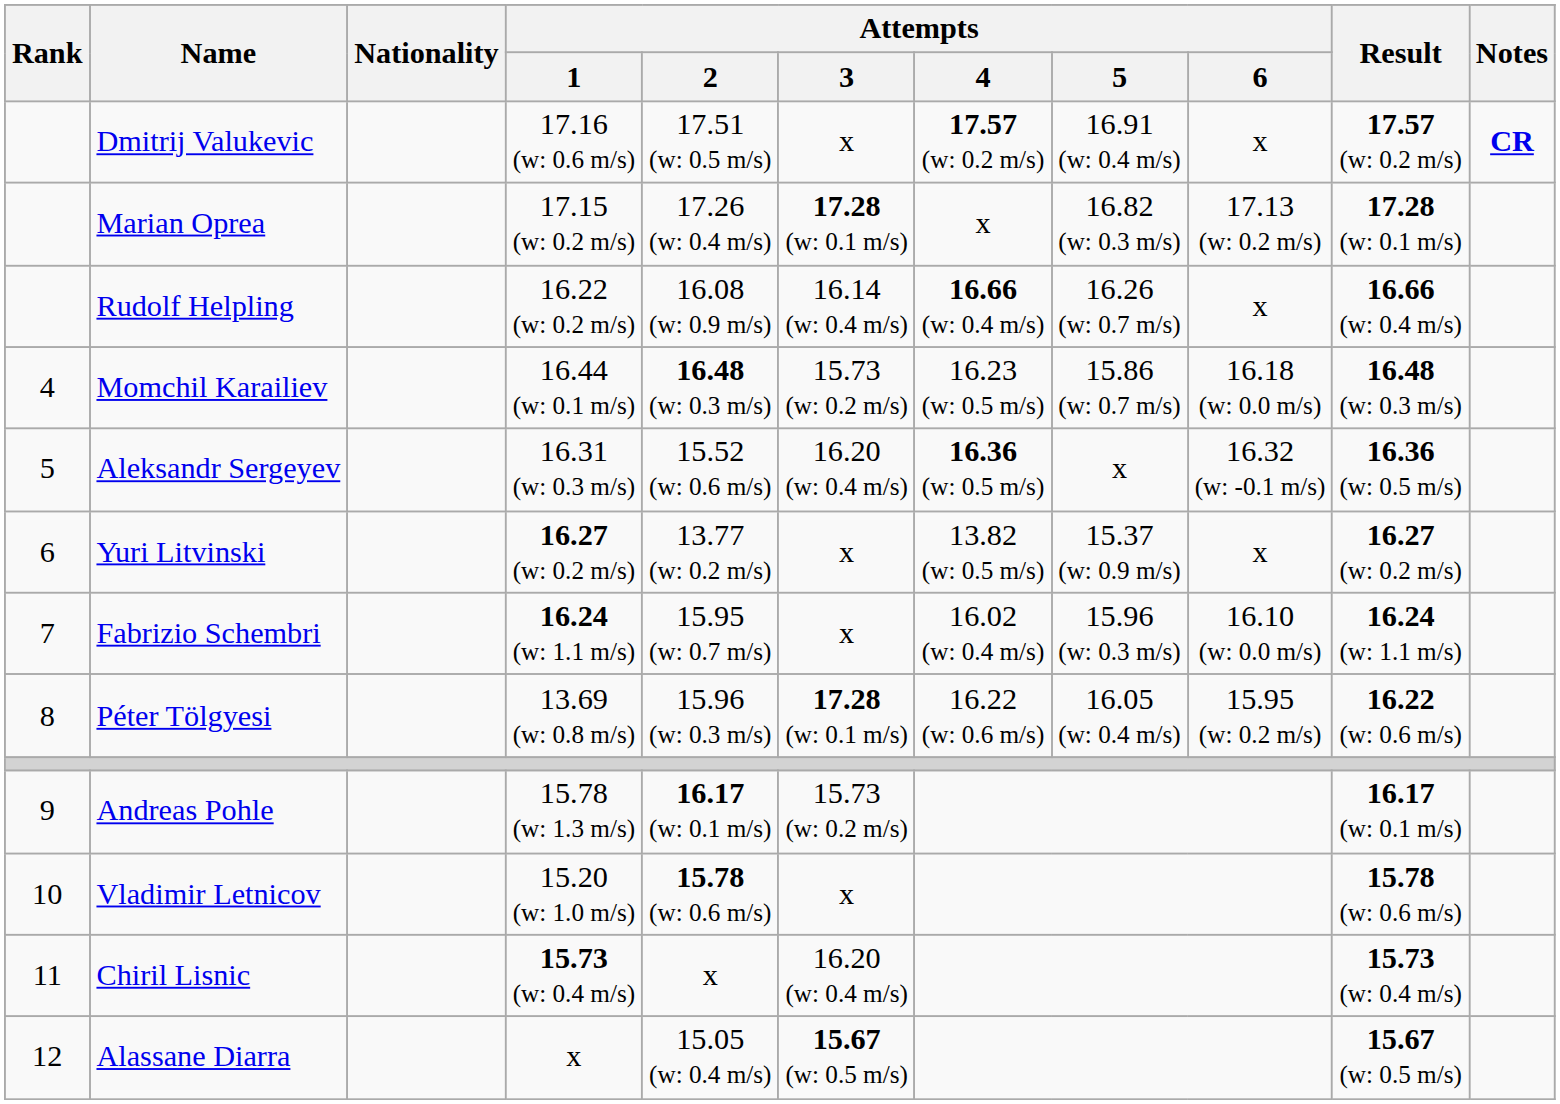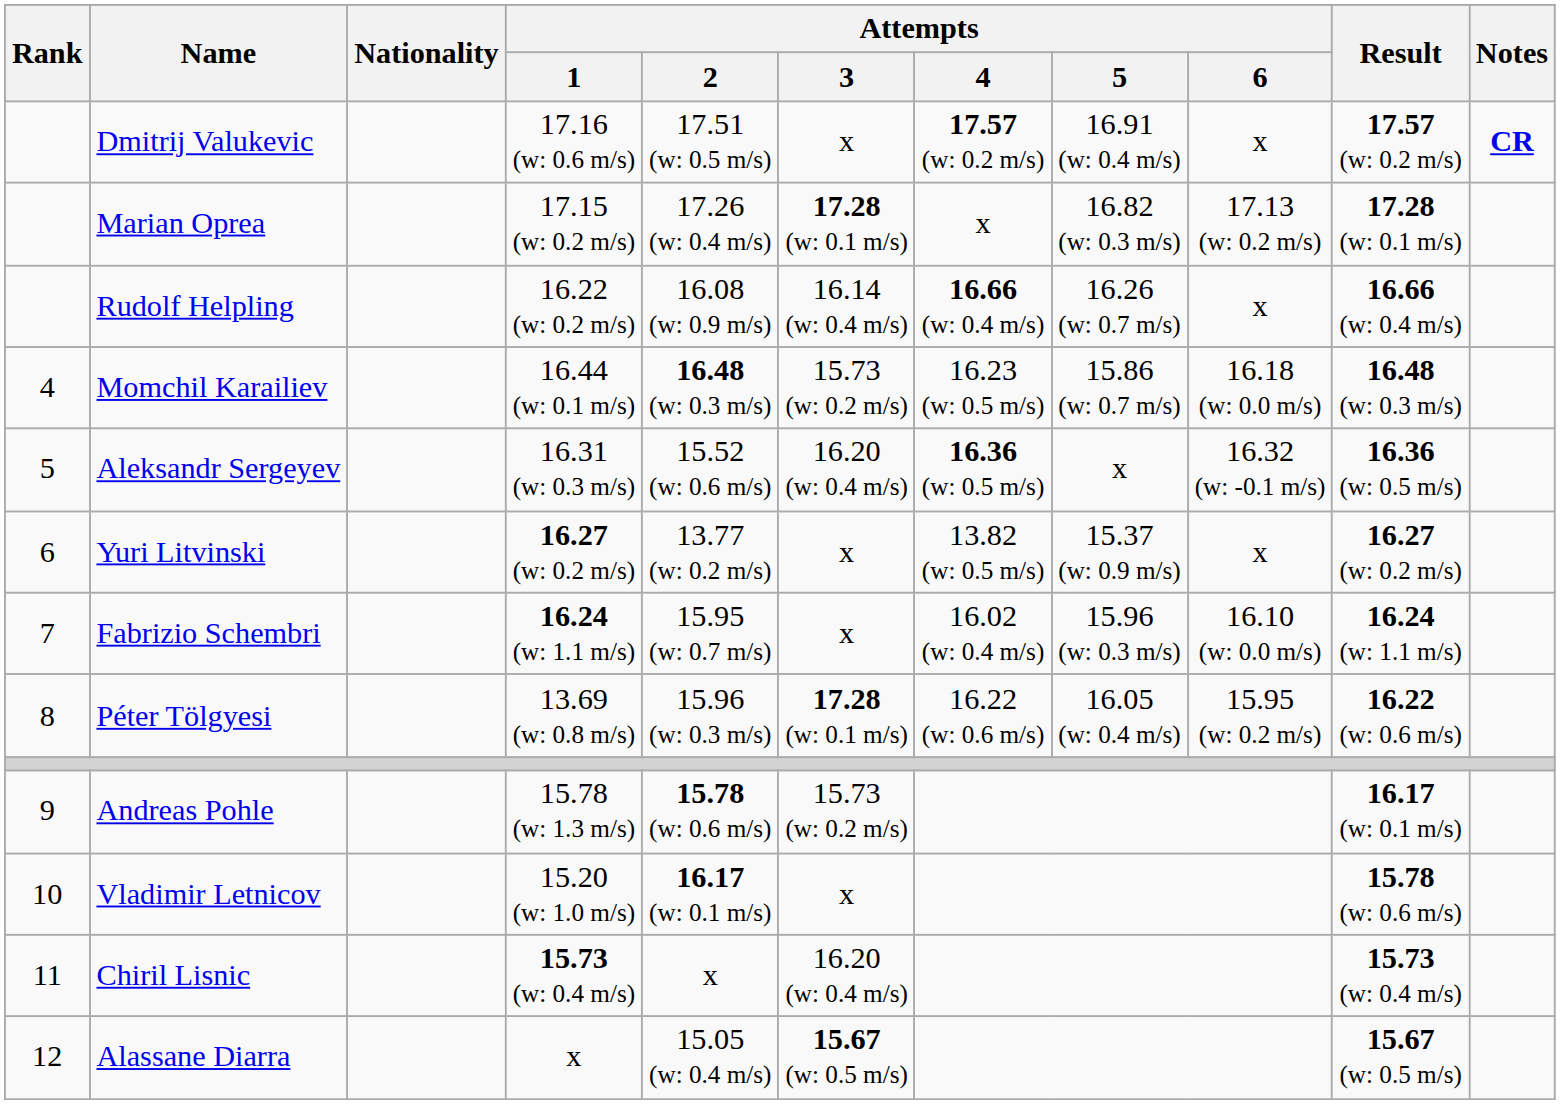(710, 811) 16.17 (w: 0.1 m/s) -> (710, 811) 15.78 (w: 0.6 m/s)
(710, 893) 15.78 (w: 0.6 m/s) -> (710, 893) 16.17 (w: 0.1 m/s)
